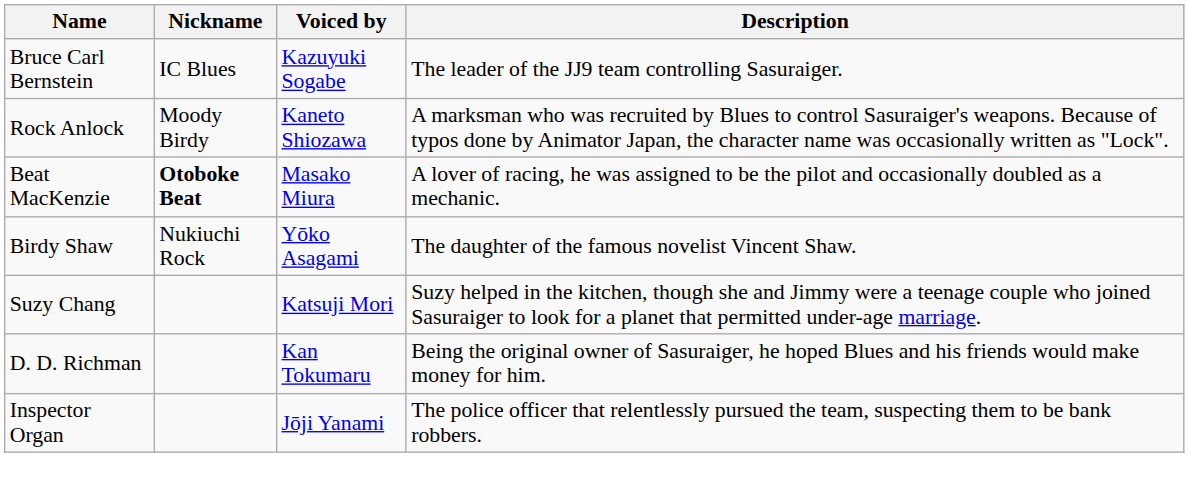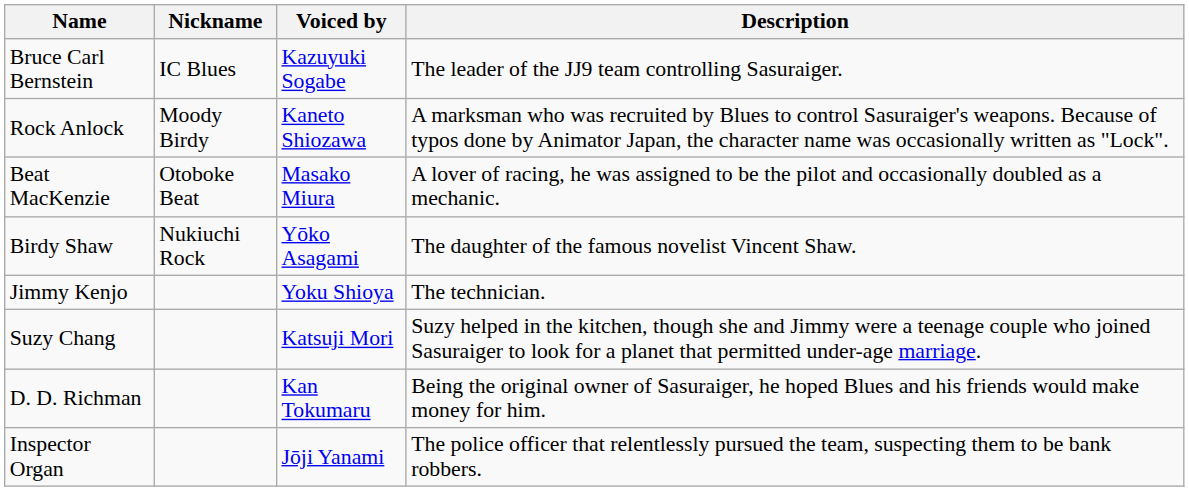(199, 186) bold -> (197, 186) normal
+ row: (69, 292)
